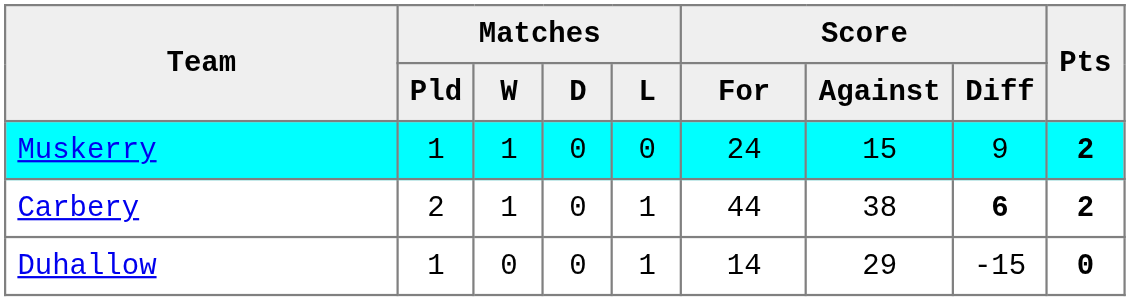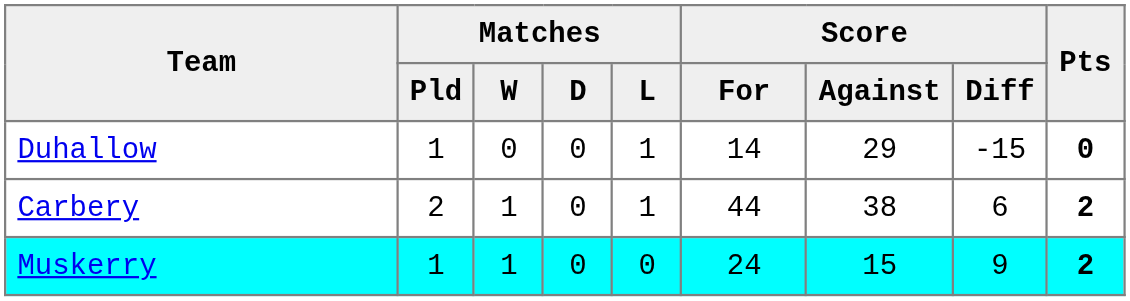rows swapped: (87, 150) <-> (87, 266)
(1000, 208) bold -> (1000, 208) normal
